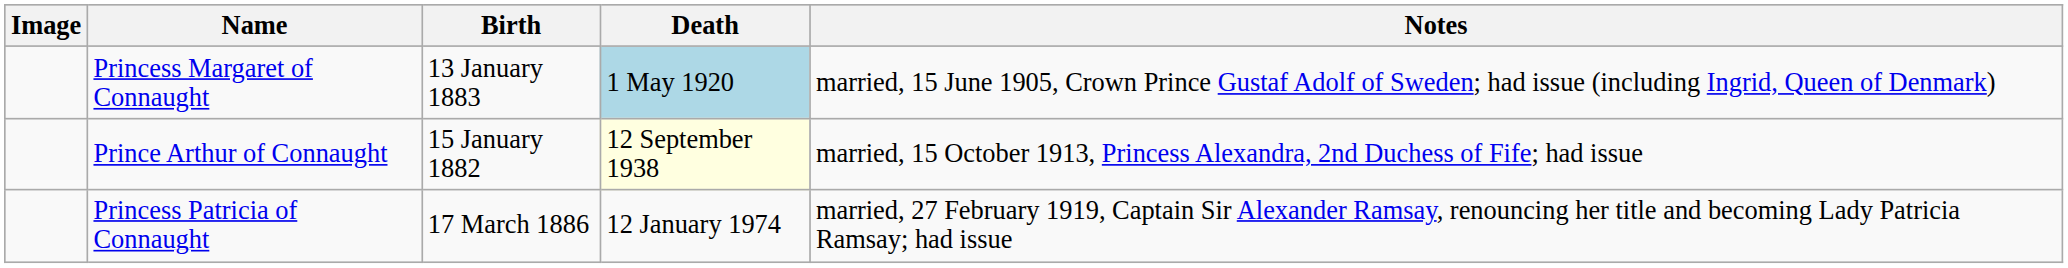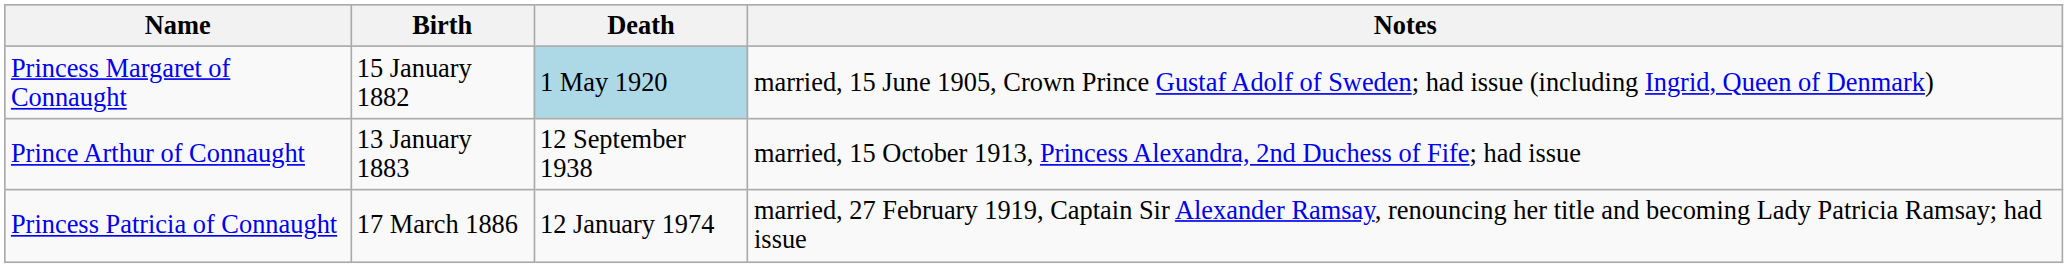- column: (46, 25)
(485, 82) 13 January 1883 -> (414, 82) 15 January 1882
(485, 153) 15 January 1882 -> (414, 153) 13 January 1883
(679, 153) lightyellow background -> (613, 153) no background
